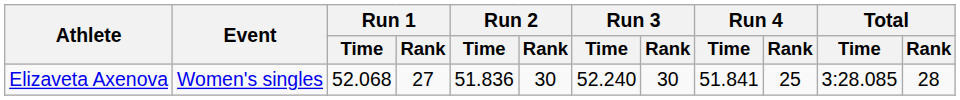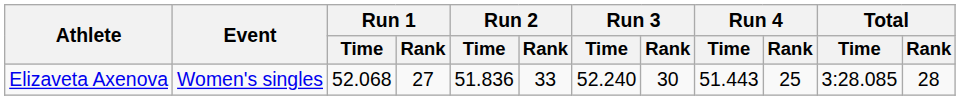(545, 80) 30 -> (545, 80) 33
(729, 80) 51.841 -> (729, 80) 51.443
